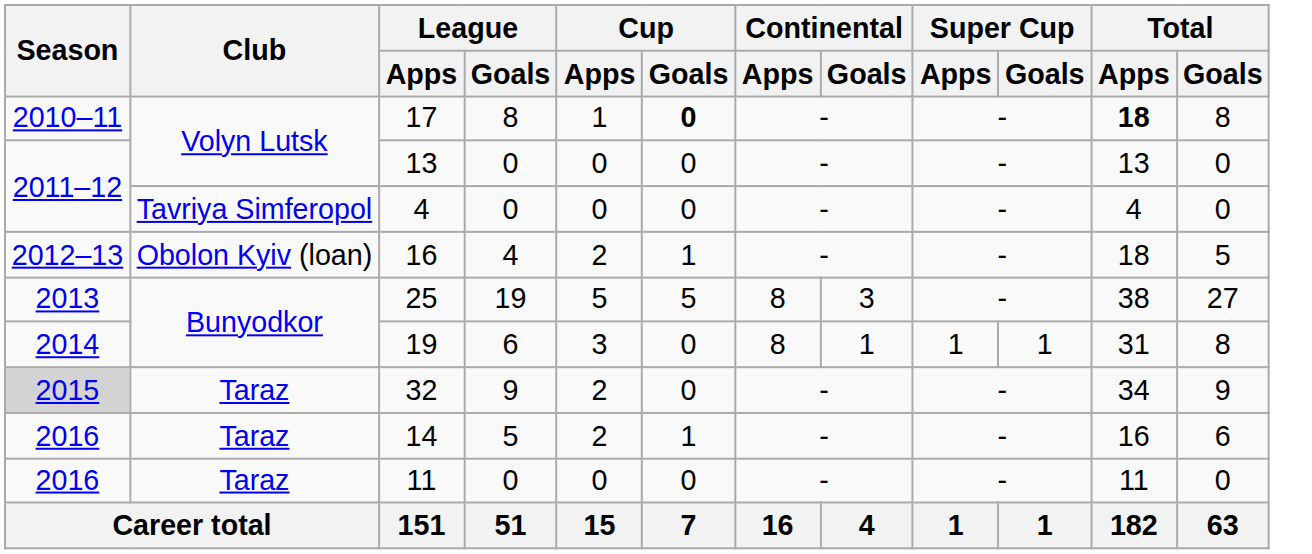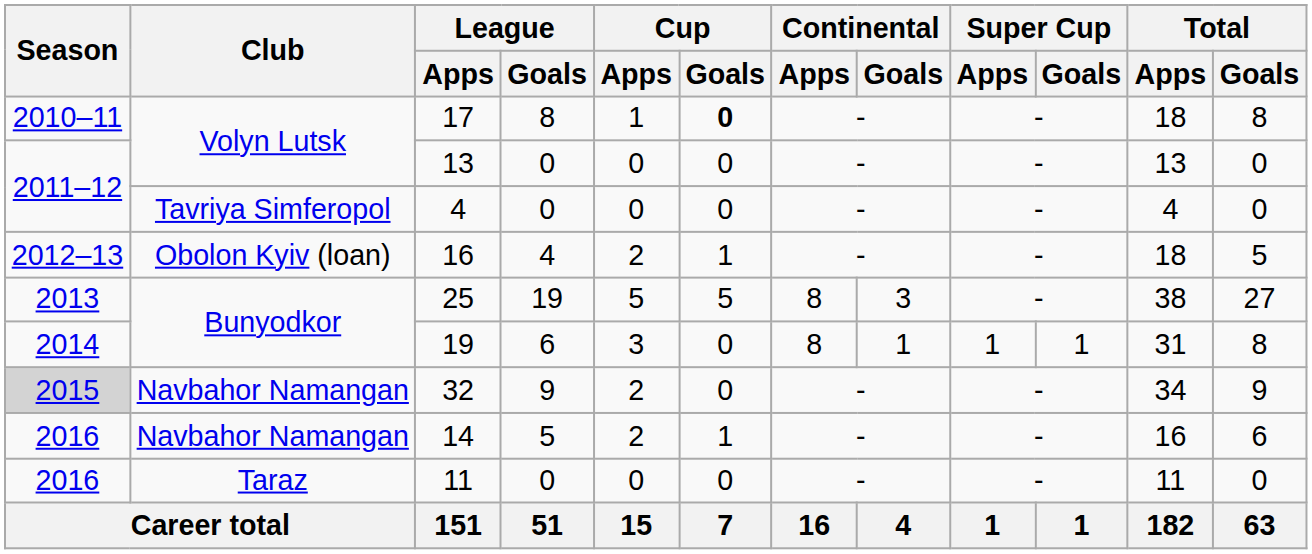(1134, 119) bold -> (1170, 119) normal
(254, 390) Taraz -> (273, 390) Navbahor Namangan
(254, 435) Taraz -> (273, 435) Navbahor Namangan
